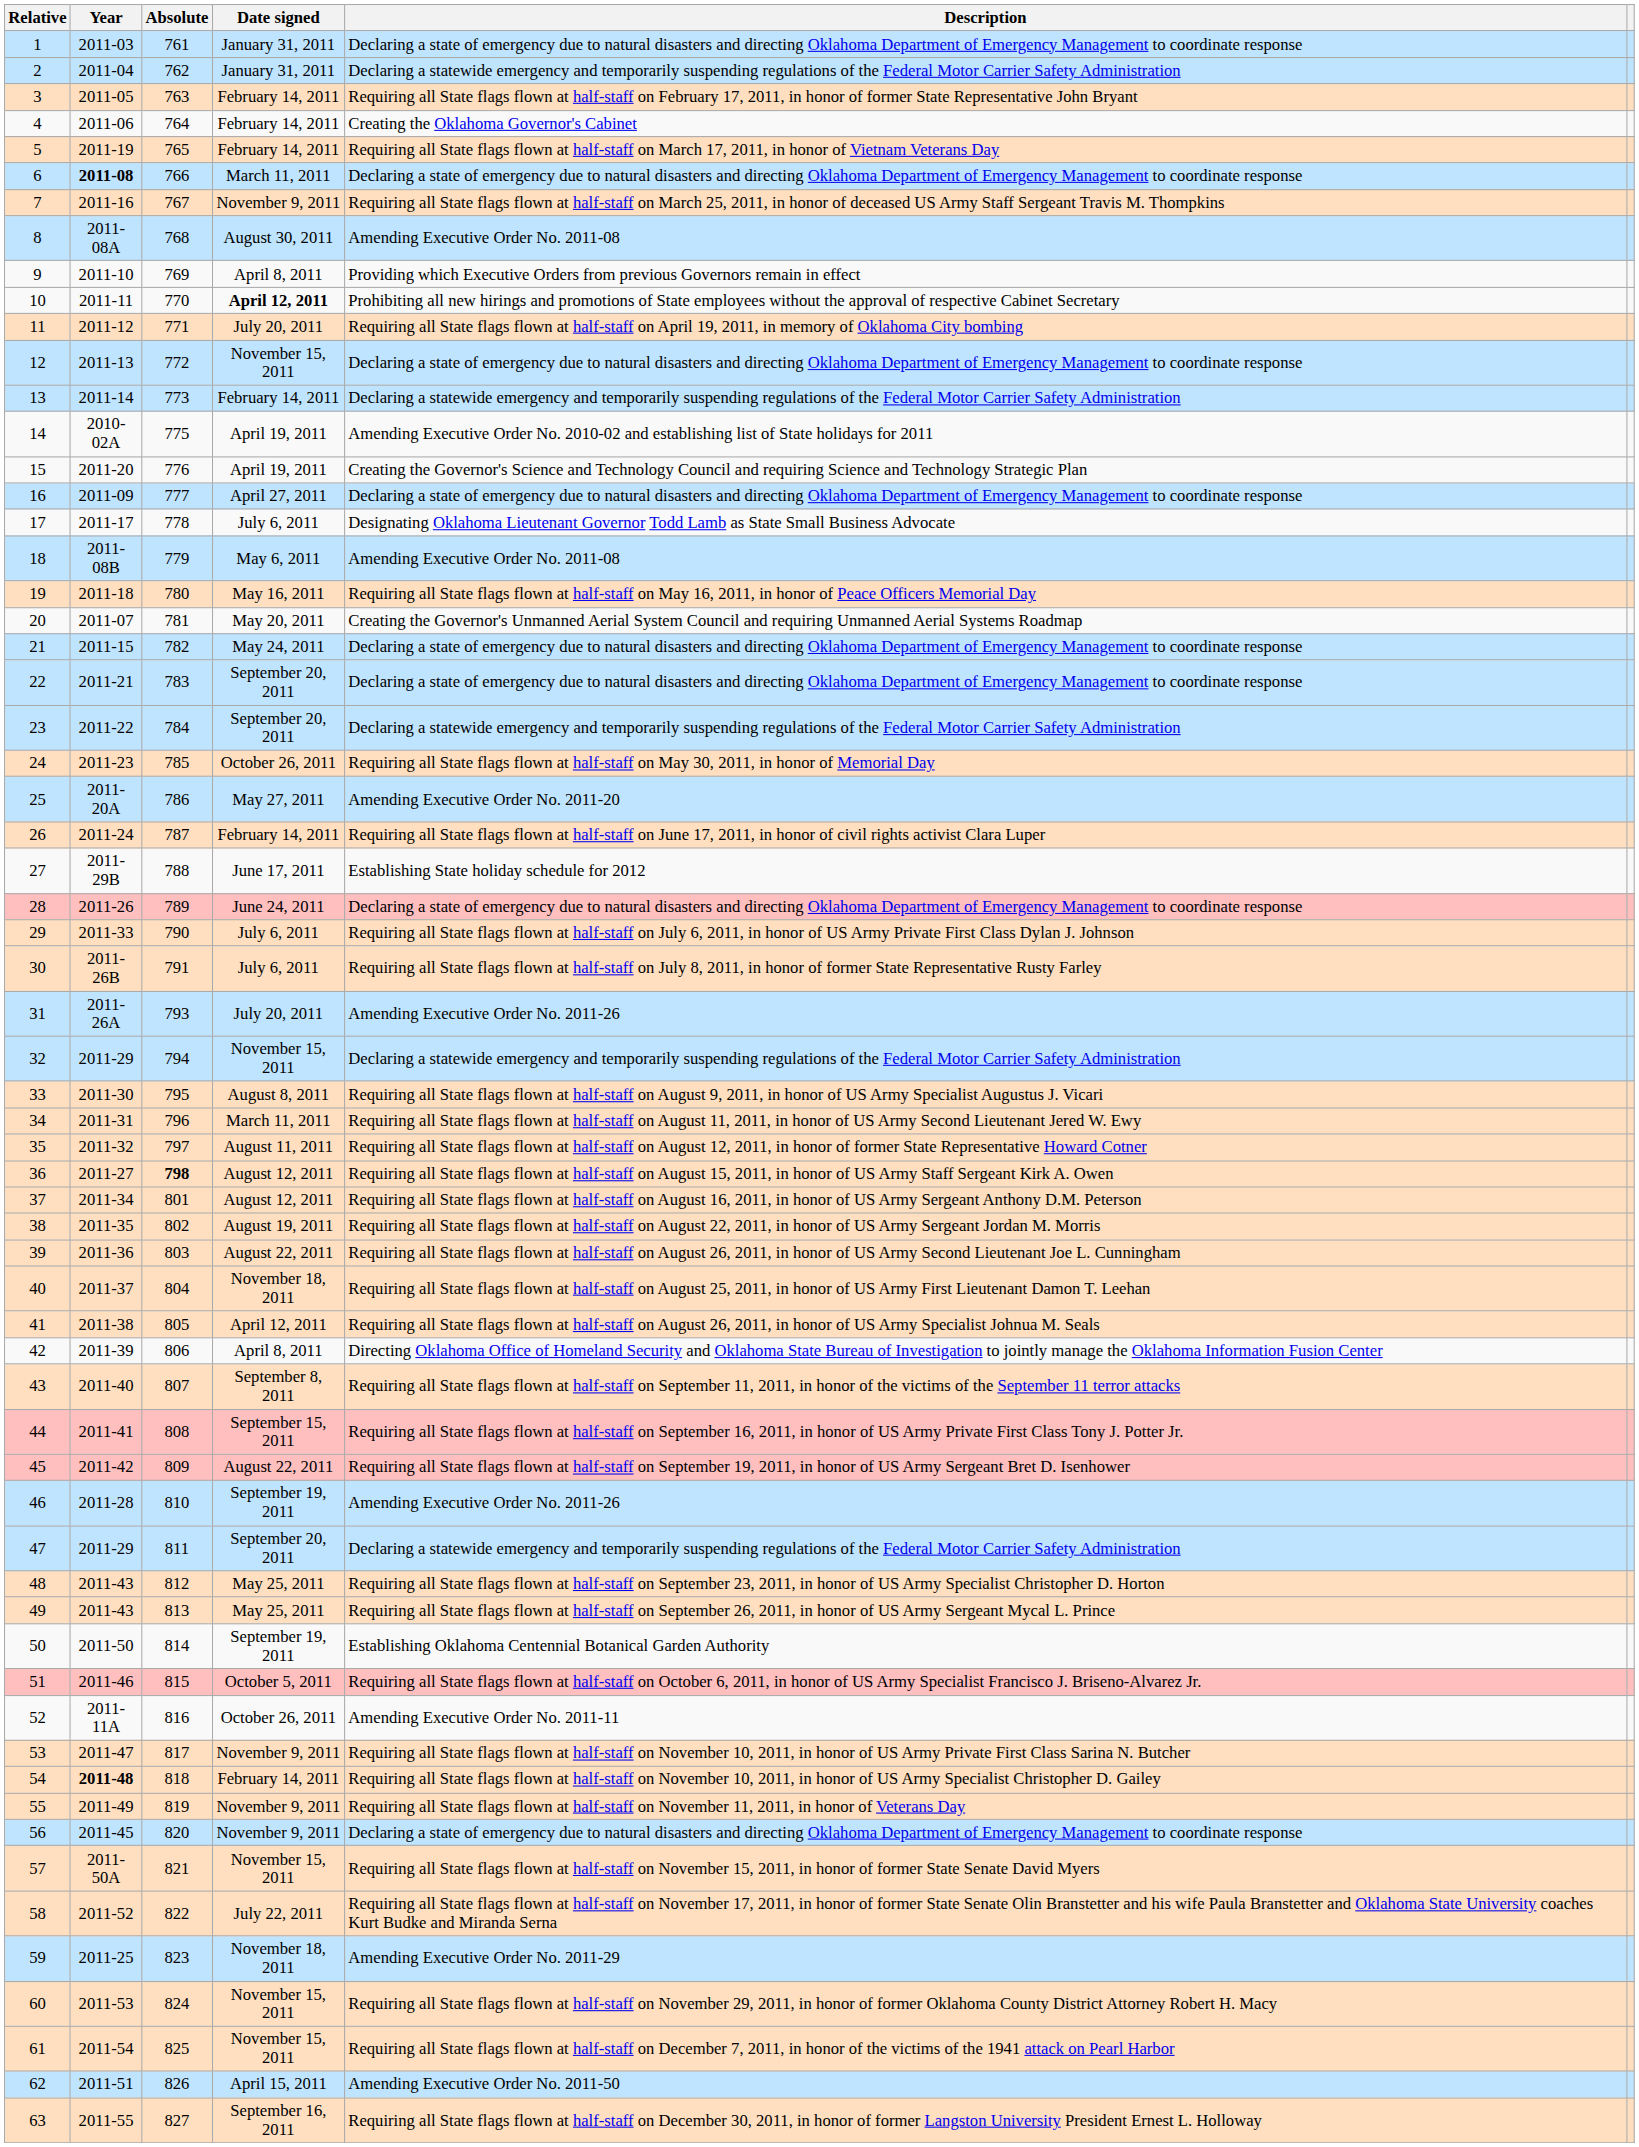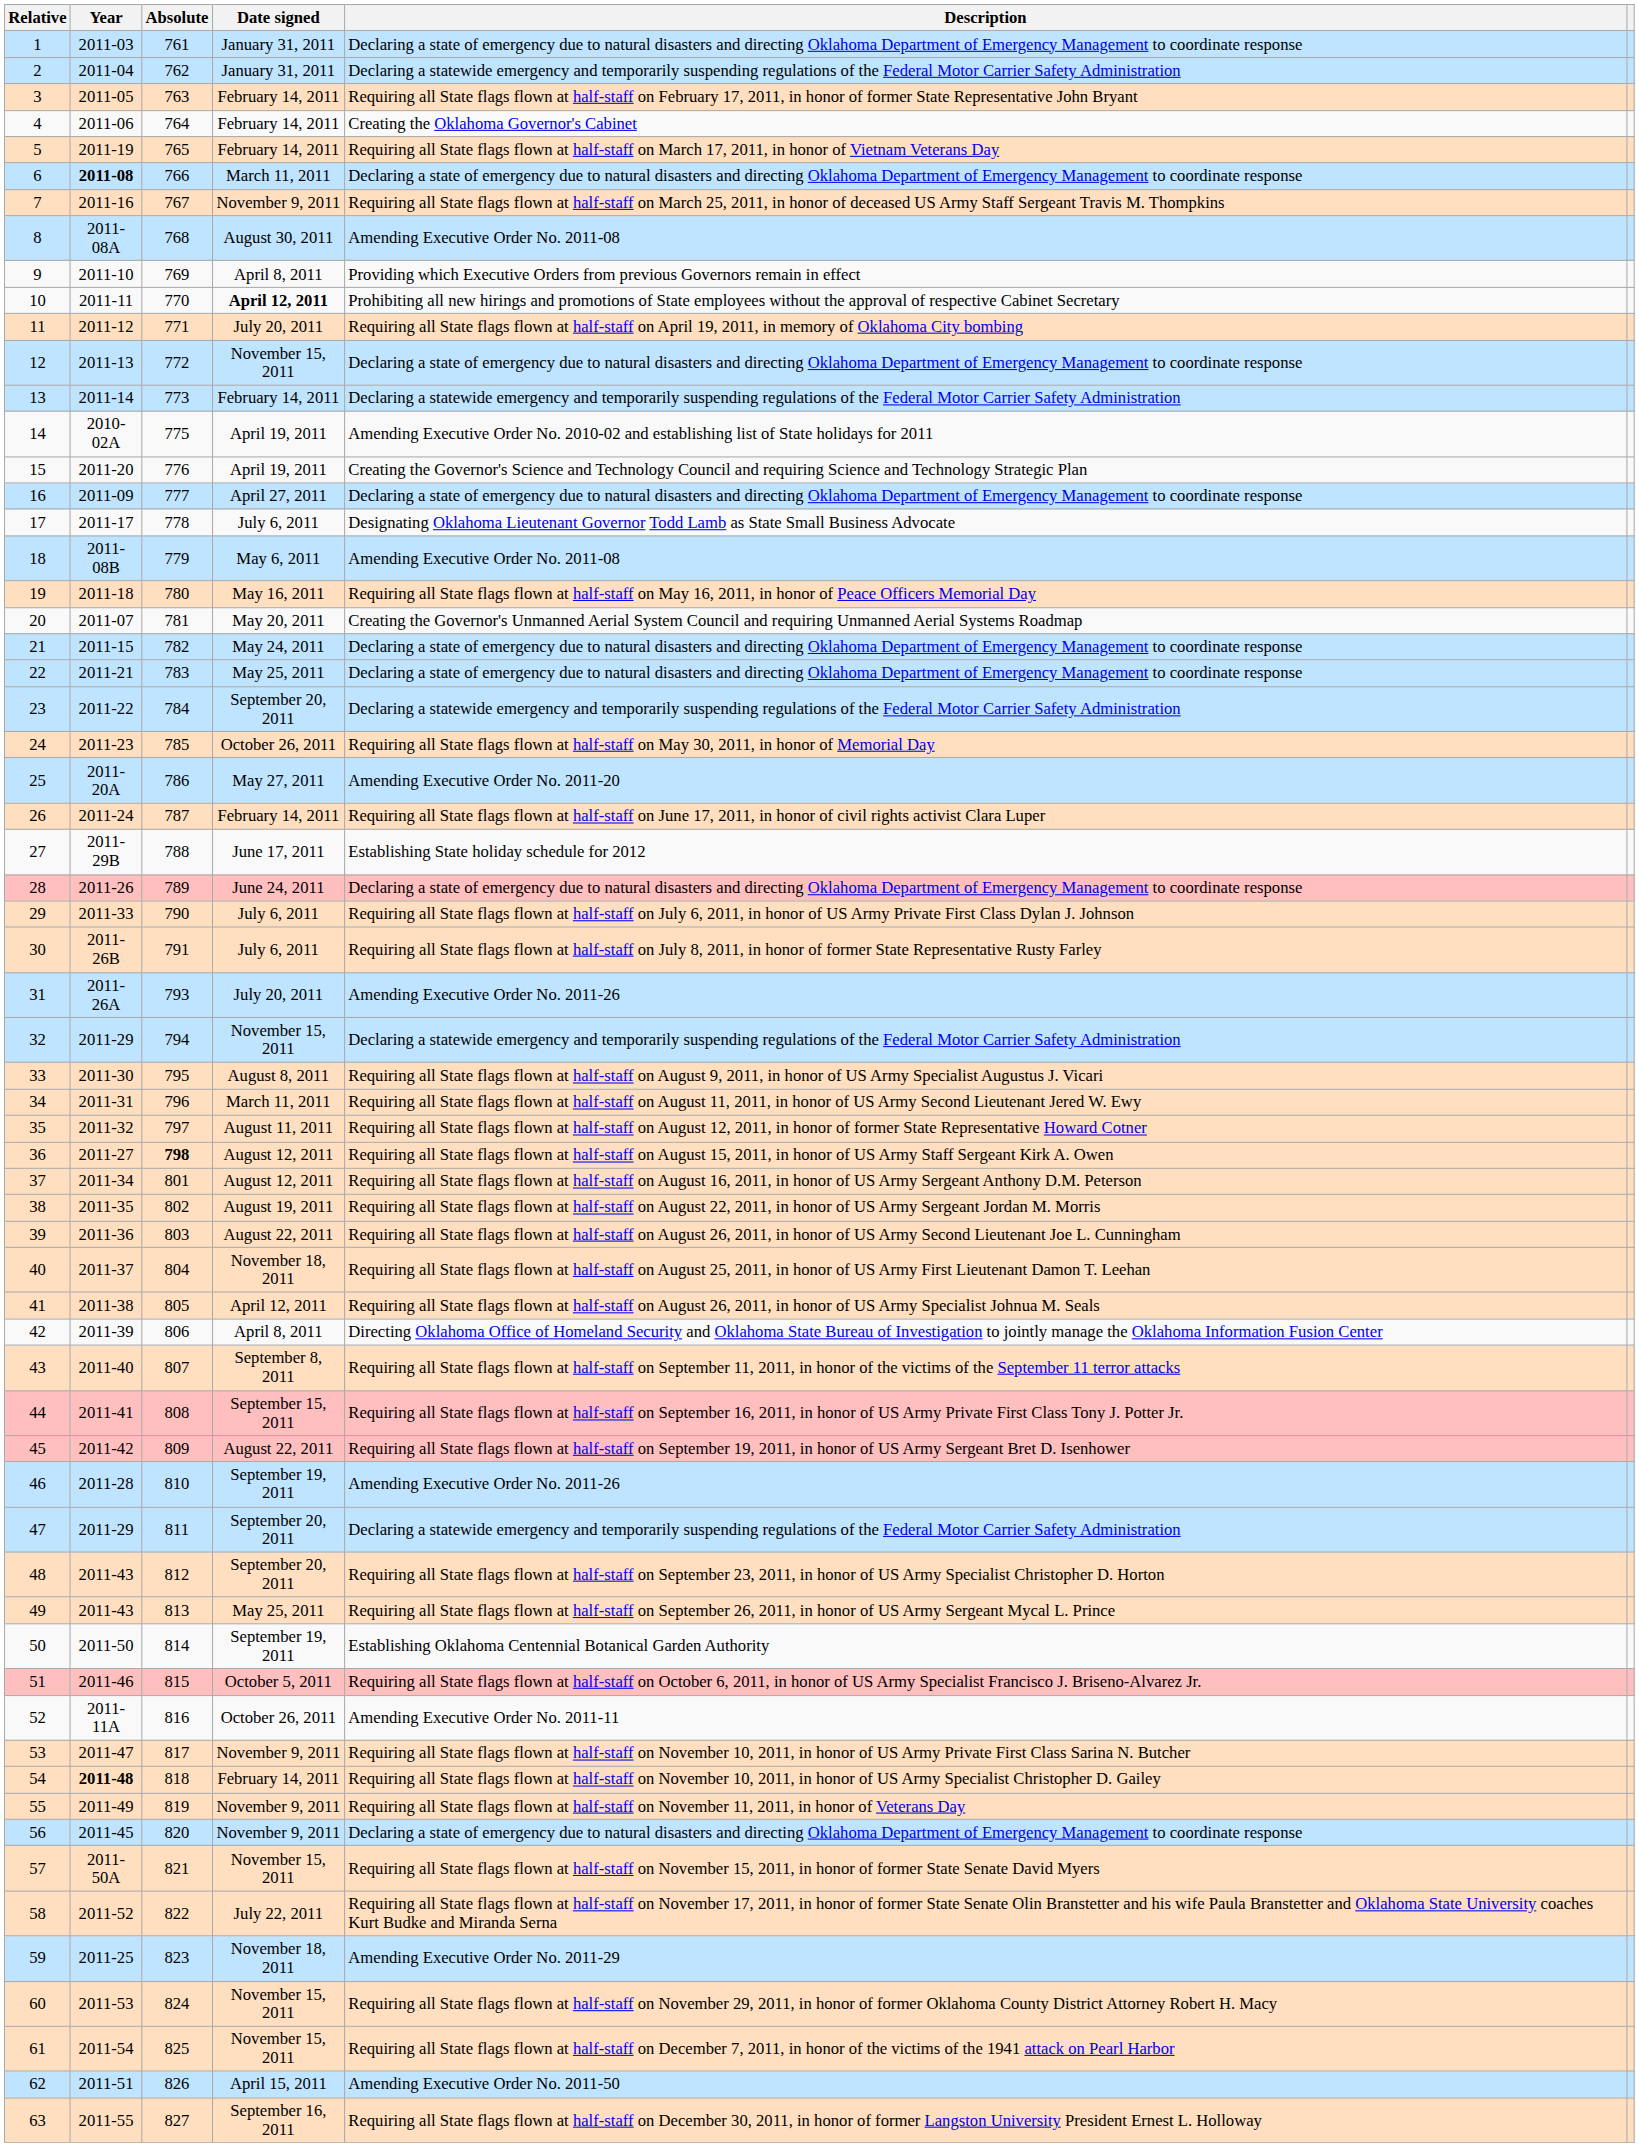(278, 682) September 20, 2011 -> (278, 673) May 25, 2011
(278, 1583) May 25, 2011 -> (278, 1574) September 20, 2011
